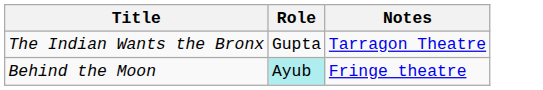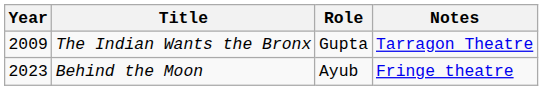+ column: (28, 18)
(292, 71) paleturquoise background -> (339, 71) no background
